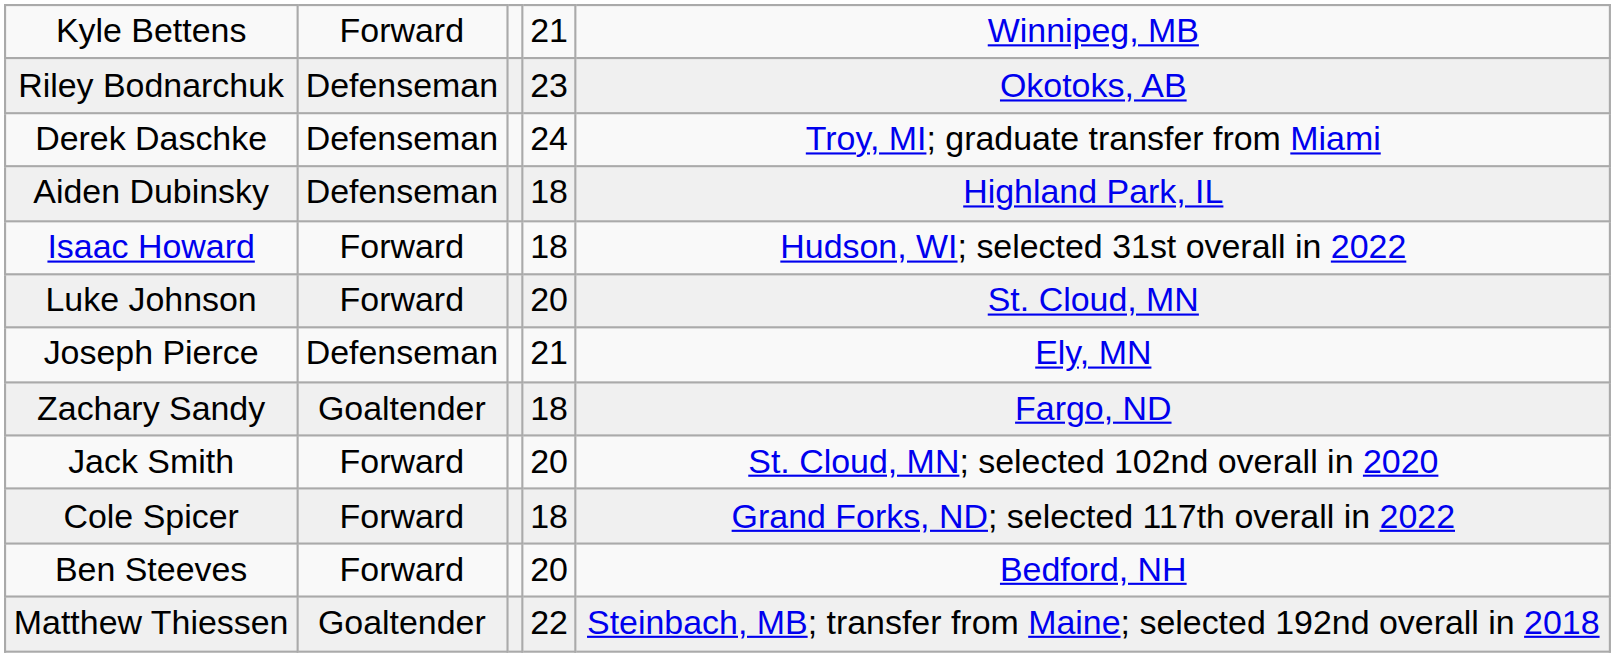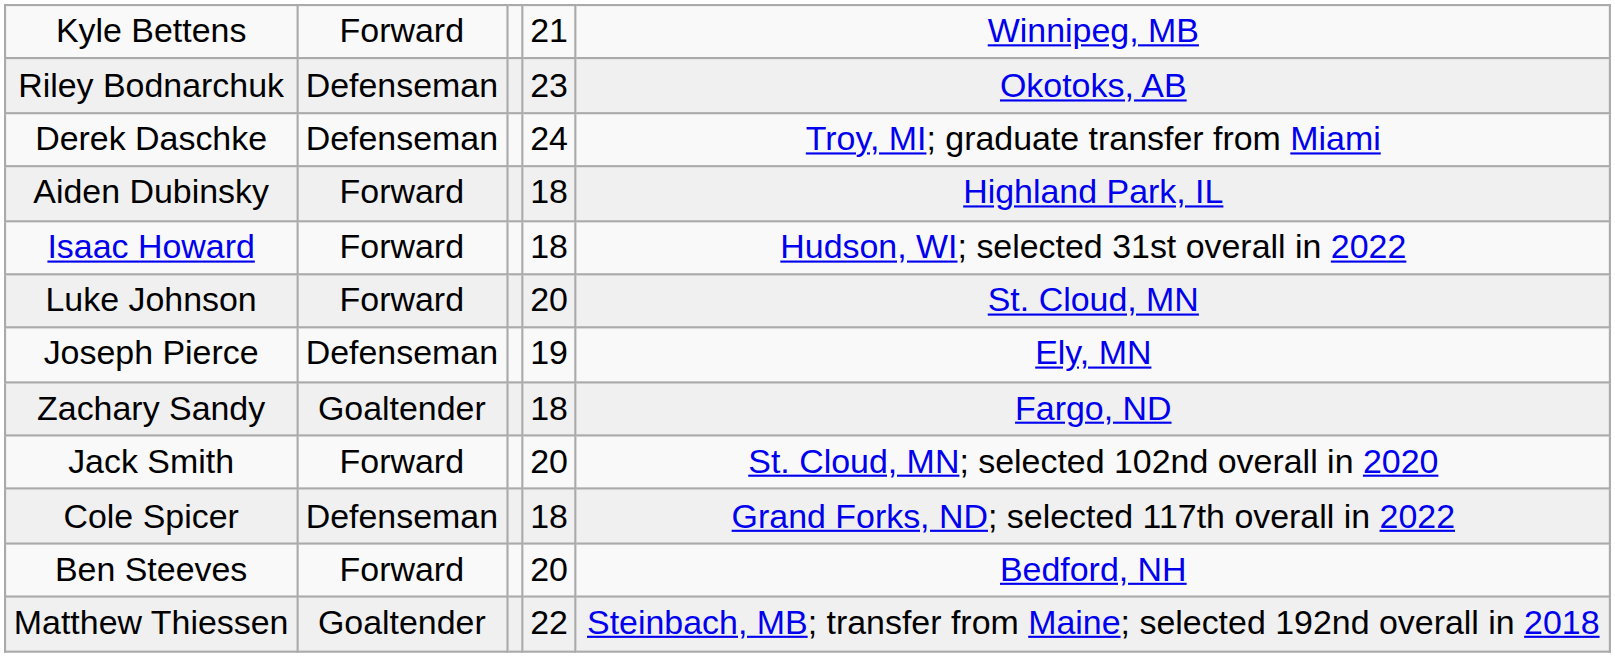(402, 192) Defenseman -> (402, 192) Forward
(549, 354) 21 -> (549, 354) 19
(402, 515) Forward -> (402, 515) Defenseman
